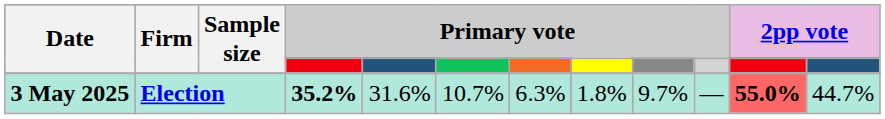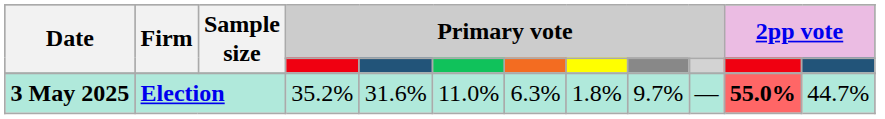(324, 92) bold -> (322, 92) normal
(473, 92) 10.7% -> (469, 92) 11.0%
